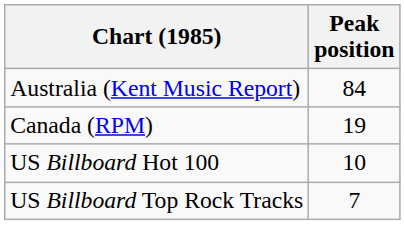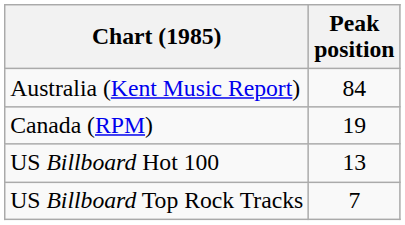(354, 162) 10 -> (354, 162) 13
